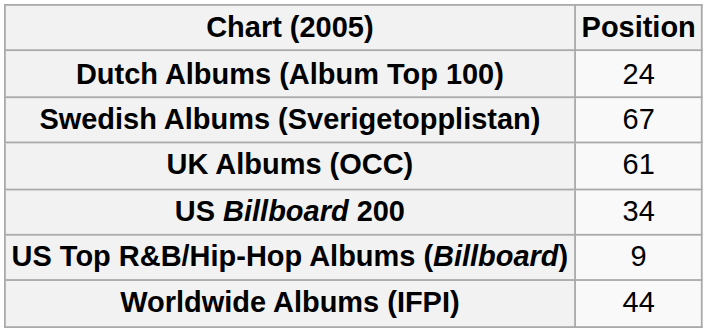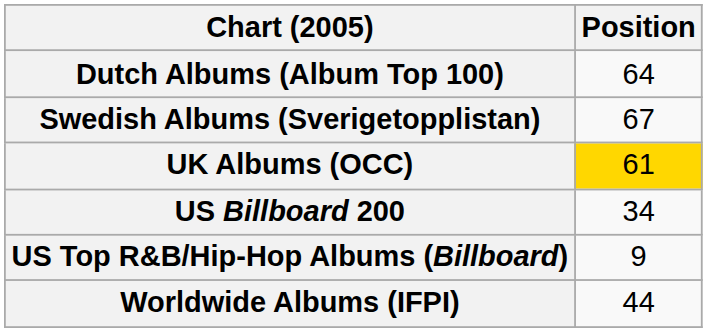(639, 73) 24 -> (639, 73) 64
(639, 165) no background -> (639, 165) gold background
